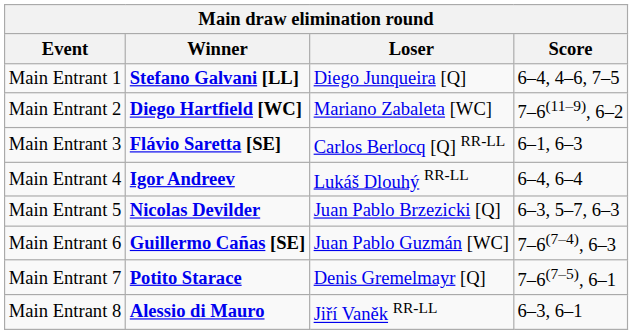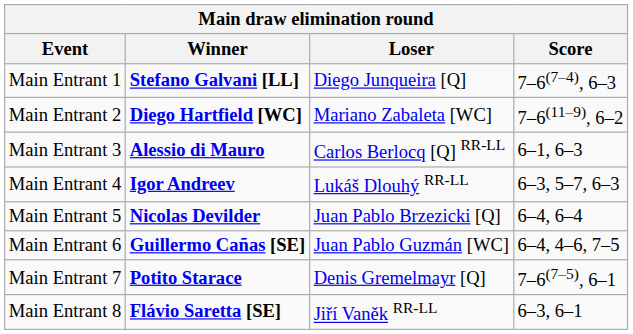(569, 78) 6–4, 4–6, 7–5 -> (567, 80) 7–6(7–4), 6–3
(205, 144) Flávio Saretta [SE] -> (197, 149) Alessio di Mauro
(550, 178) 6–4, 6–4 -> (569, 183) 6–3, 5–7, 6–3
(569, 210) 6–3, 5–7, 6–3 -> (550, 215) 6–4, 6–4
(567, 242) 7–6(7–4), 6–3 -> (569, 245) 6–4, 4–6, 7–5
(197, 311) Alessio di Mauro -> (205, 311) Flávio Saretta [SE]
